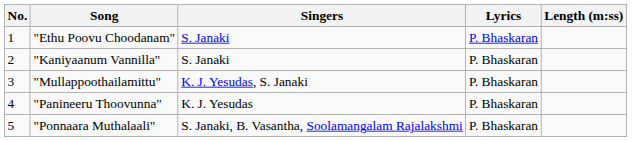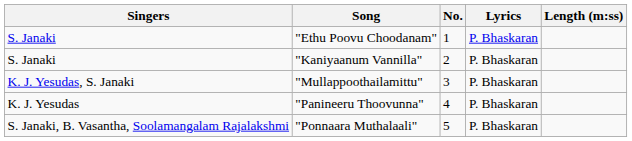columns swapped: (17, 15) <-> (322, 15)
